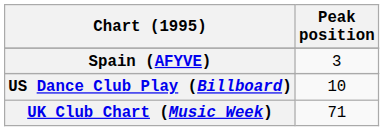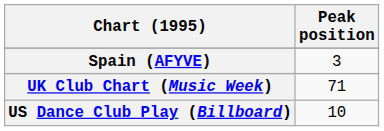rows swapped: (150, 112) <-> (150, 87)
